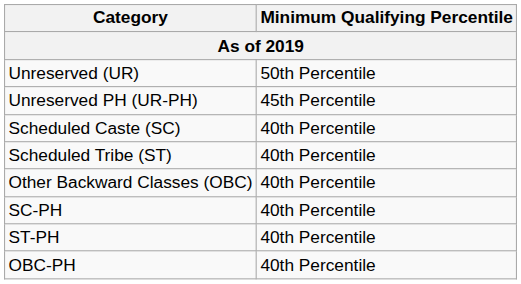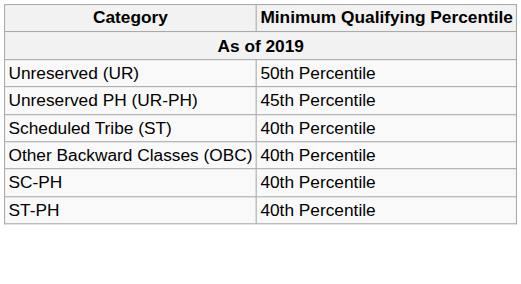- row: (94, 127)
- row: (42, 264)
